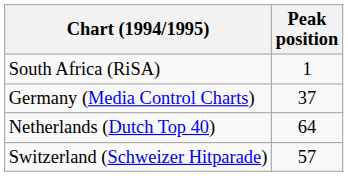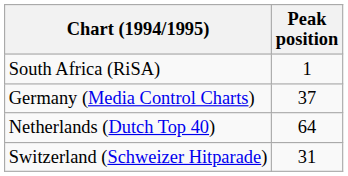(307, 156) 57 -> (307, 156) 31
